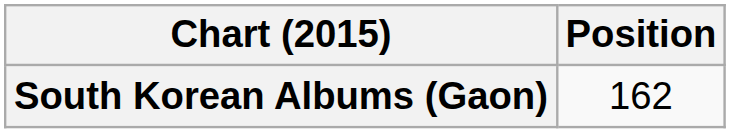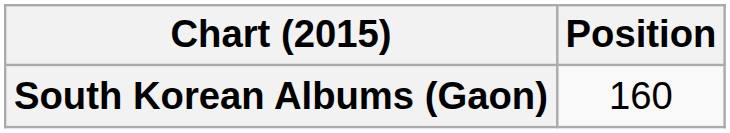(641, 95) 162 -> (641, 95) 160
